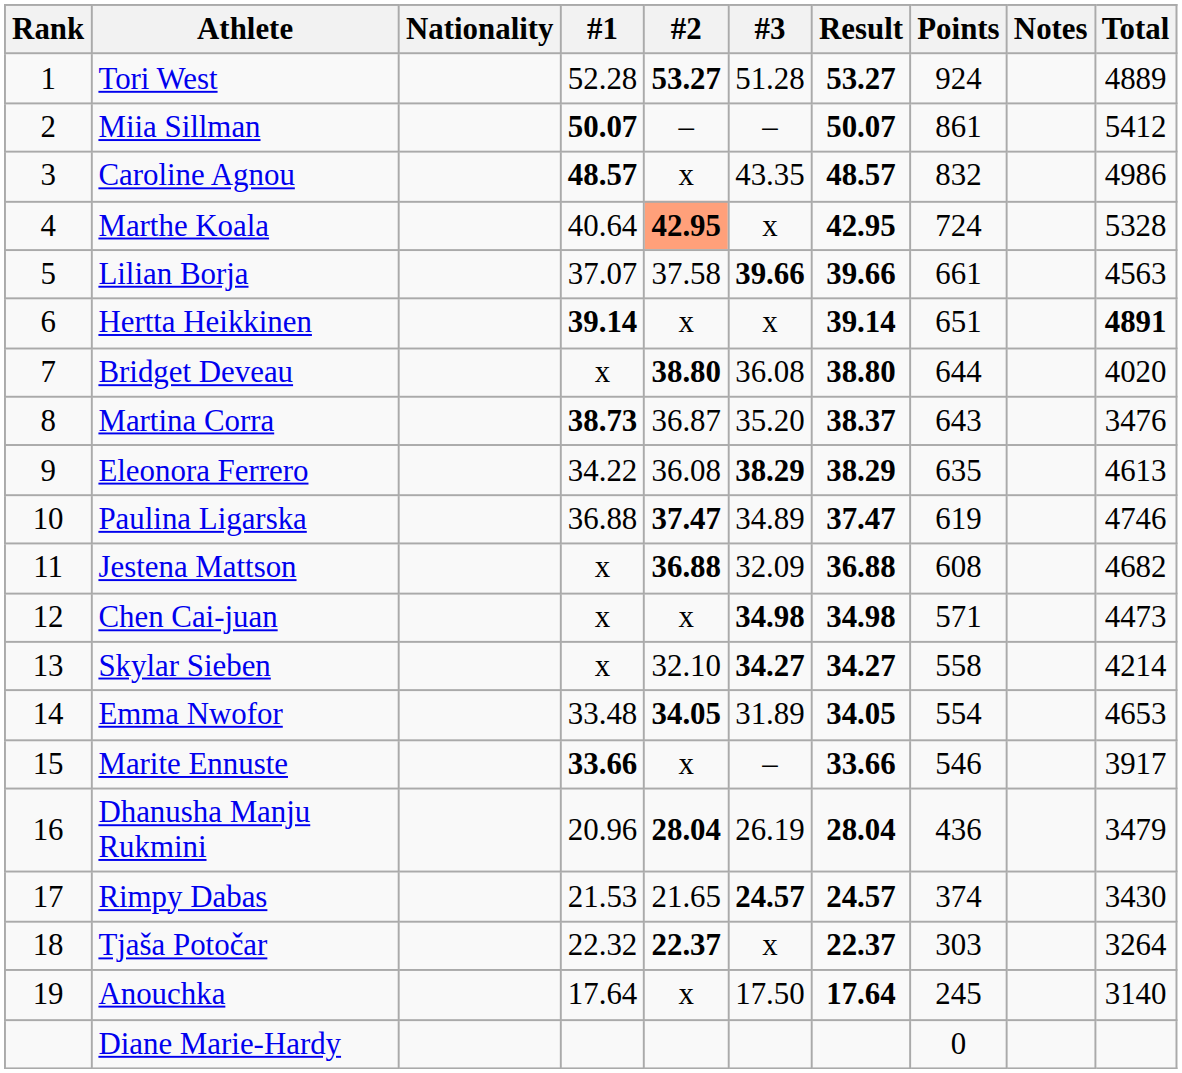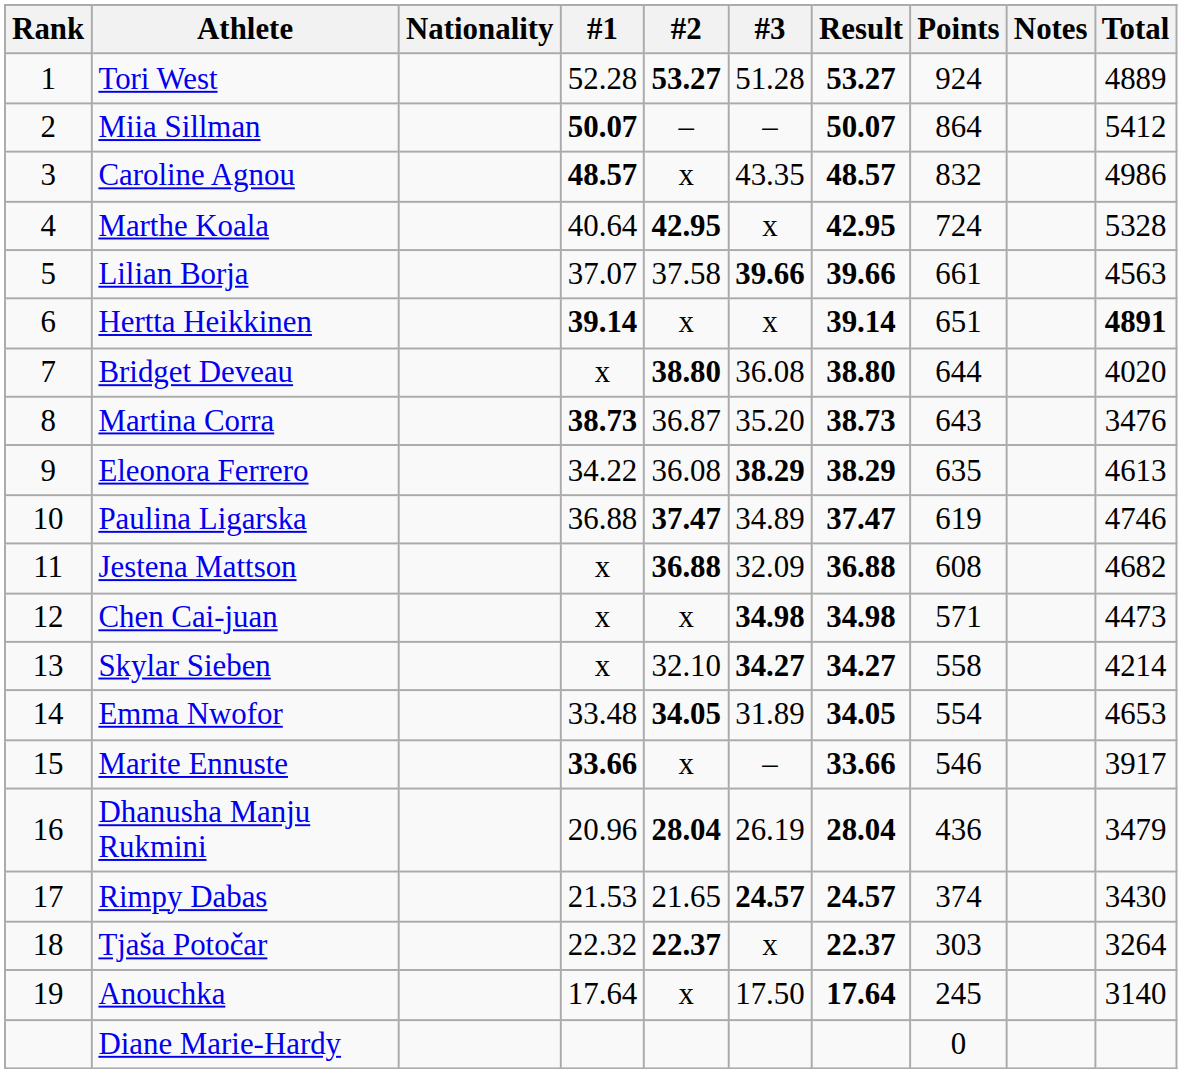(958, 126) 861 -> (958, 126) 864
(686, 224) lightsalmon background -> (686, 224) no background
(861, 420) 38.37 -> (861, 420) 38.73
